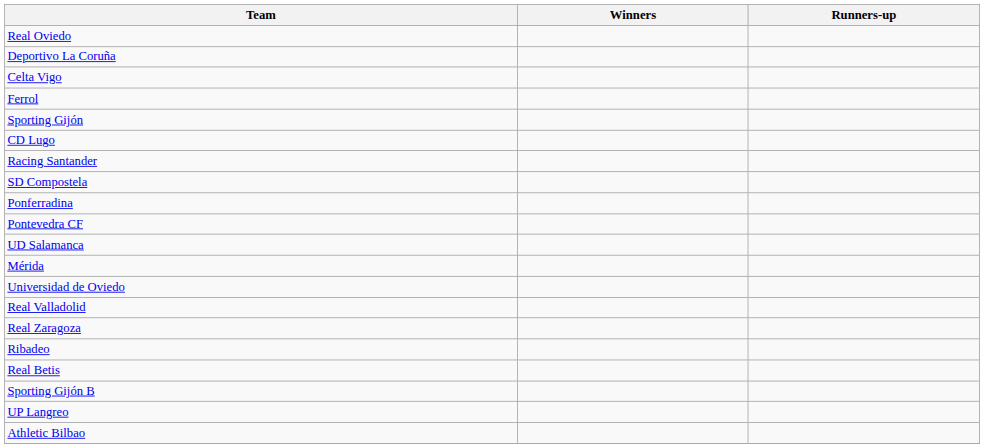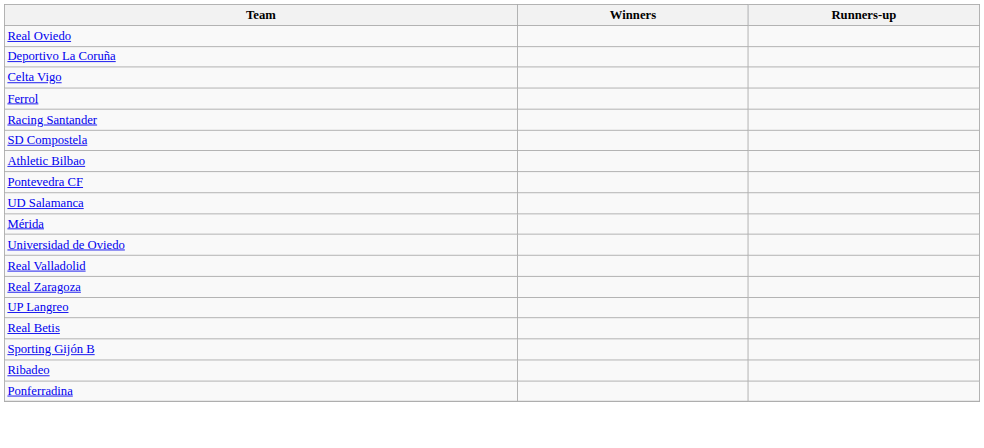- row: (45, 119)
- row: (31, 140)
rows swapped: (46, 433) <-> (40, 203)
rows swapped: (29, 349) <-> (38, 412)
